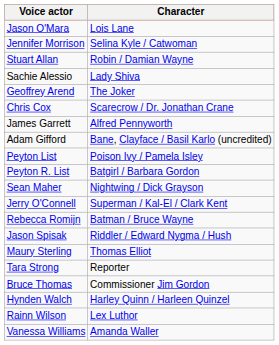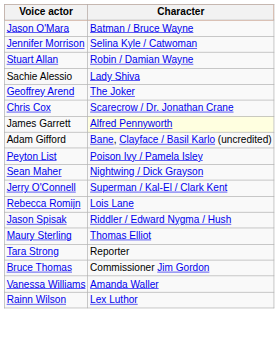(112, 28) Lois Lane -> (142, 28) Batman / Bruce Wayne
(131, 124) no background -> (131, 124) lightyellow background
- row: (38, 172)
(142, 220) Batman / Bruce Wayne -> (112, 204) Lois Lane
- row: (39, 300)
rows swapped: (46, 332) <-> (36, 316)
